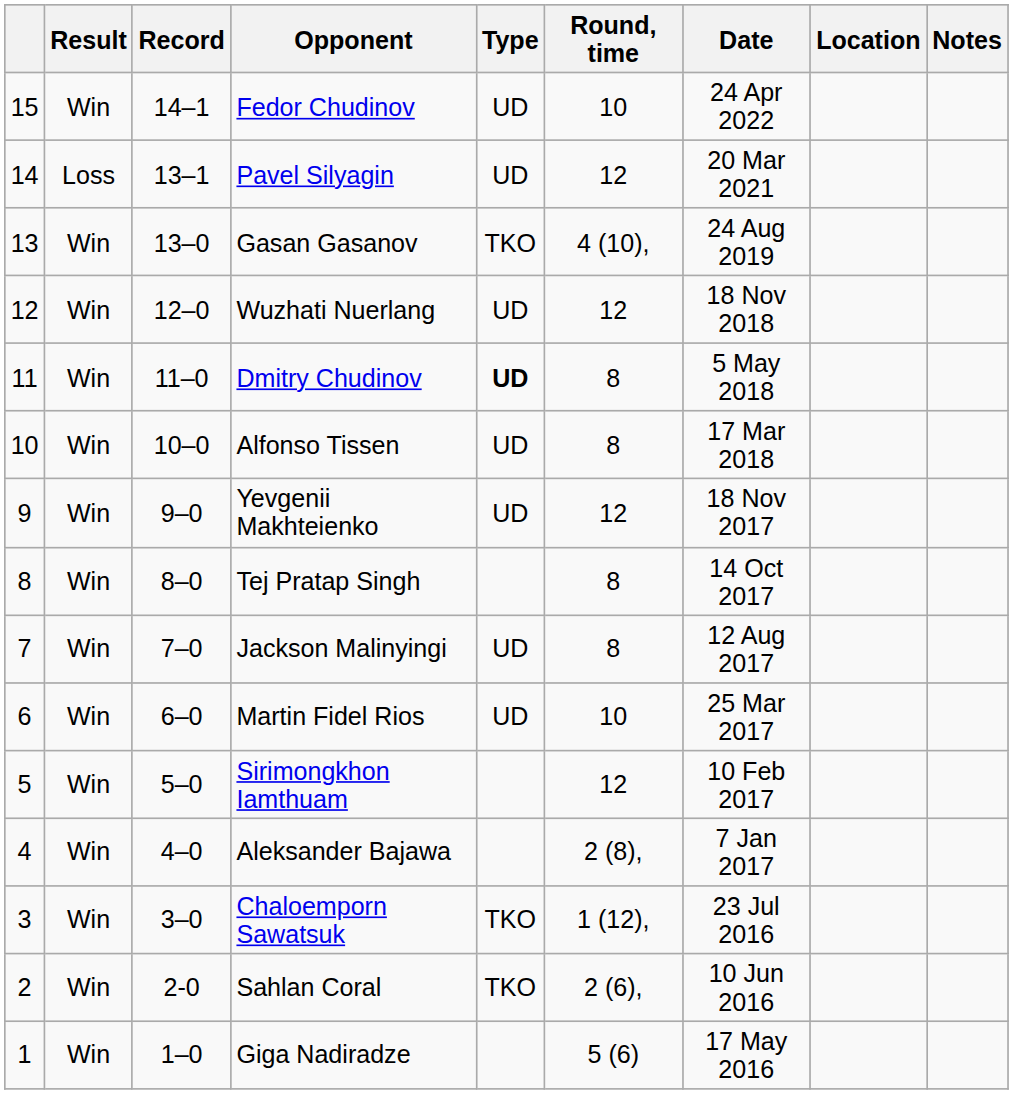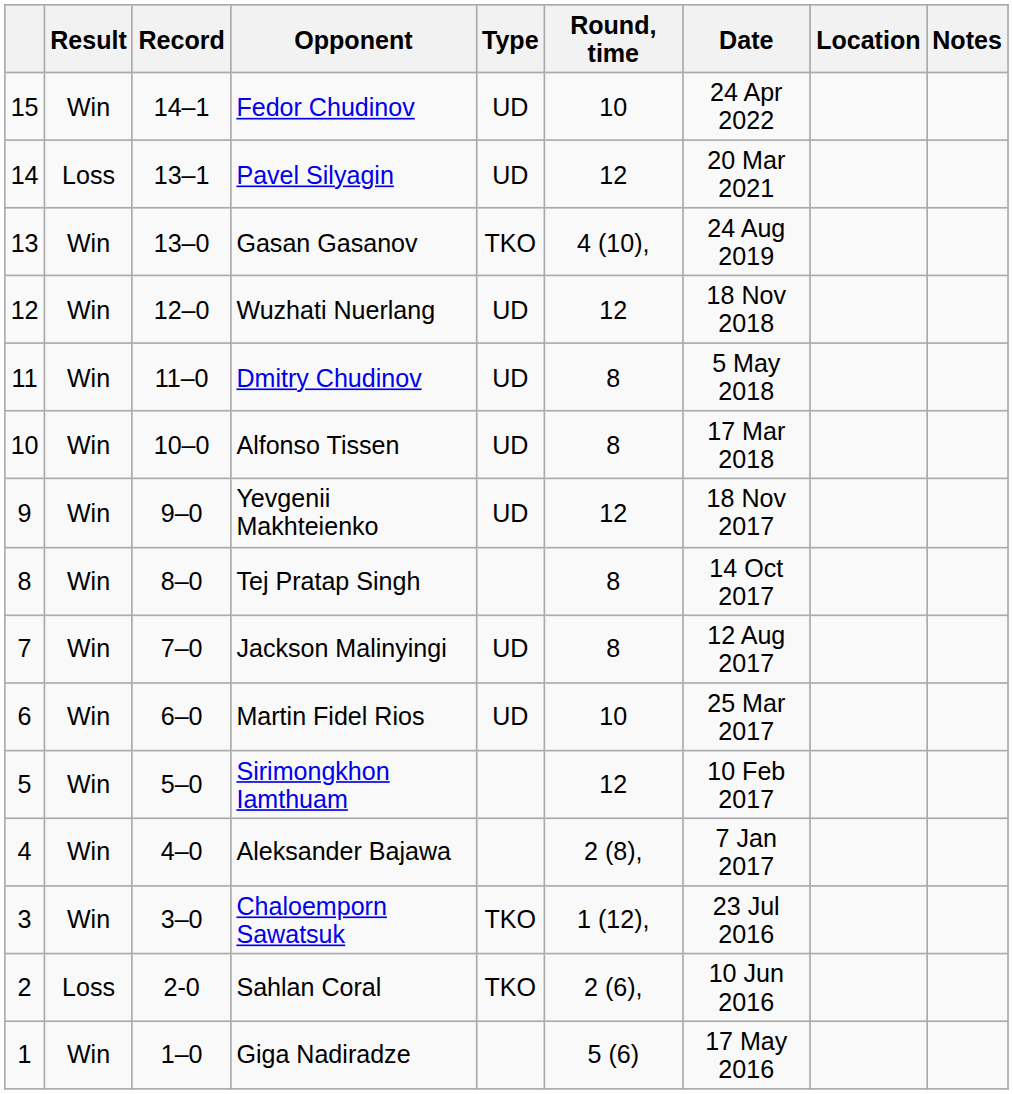(510, 378) bold -> (510, 378) normal
(88, 987) Win -> (88, 987) Loss
